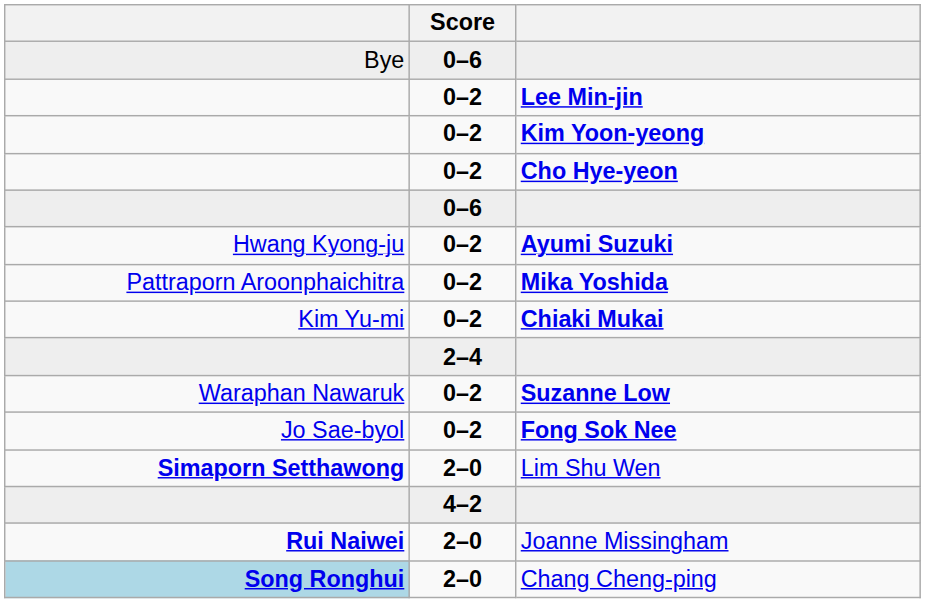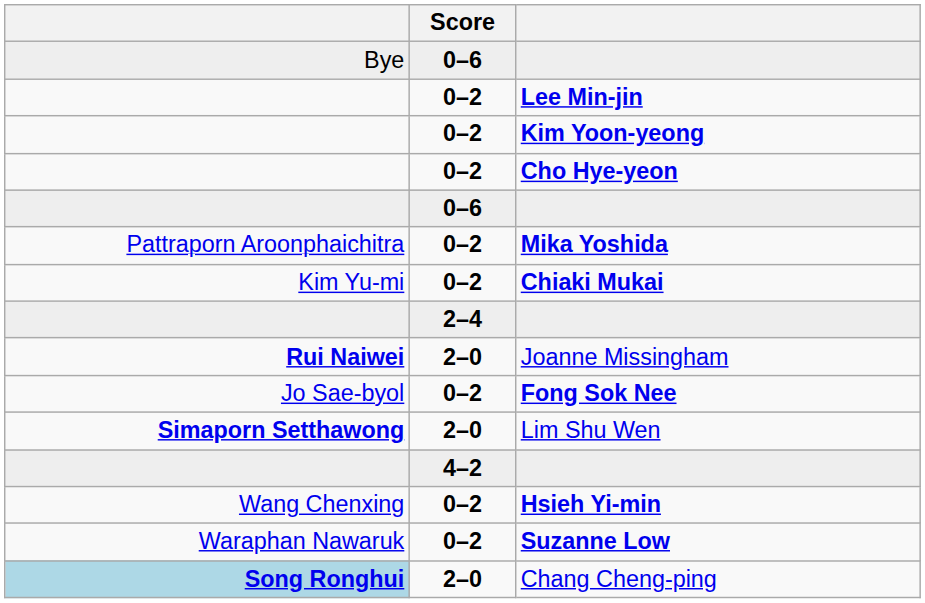- row: (463, 245)
rows swapped: (463, 393) <-> (463, 541)
+ row: (463, 504)
